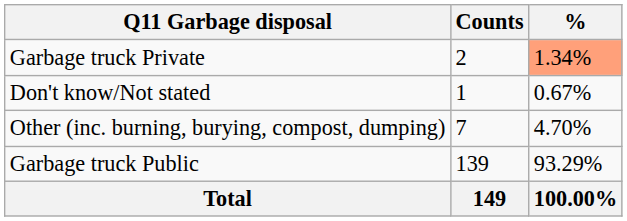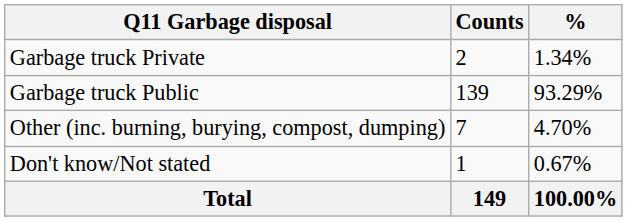(563, 57) lightsalmon background -> (563, 57) no background
rows swapped: (104, 163) <-> (110, 92)
